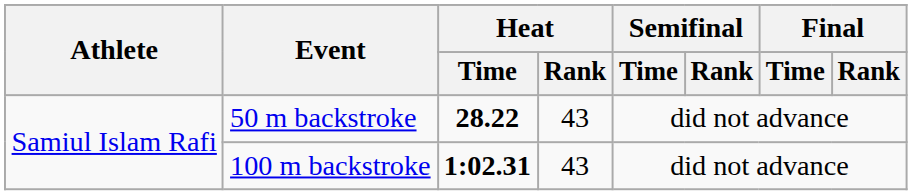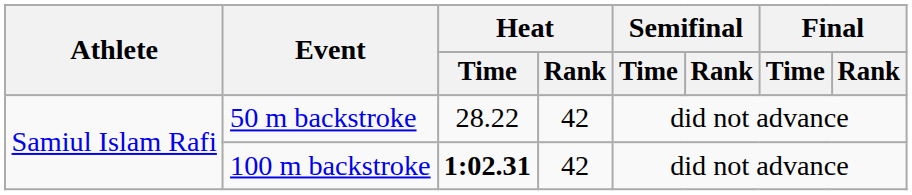(487, 118) bold -> (487, 118) normal
(575, 118) 43 -> (575, 118) 42
(575, 165) 43 -> (575, 165) 42
